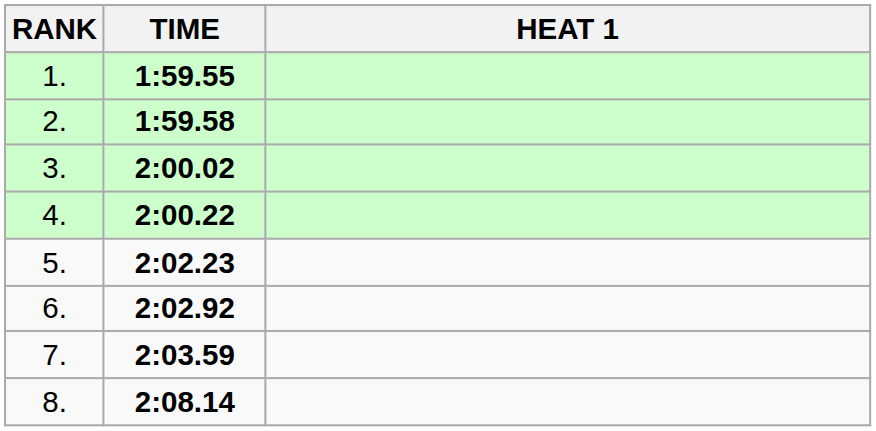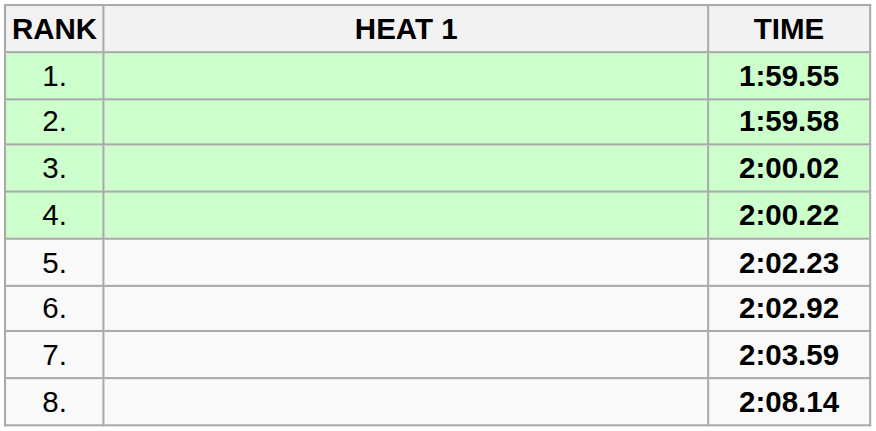columns swapped: (568, 29) <-> (185, 29)
